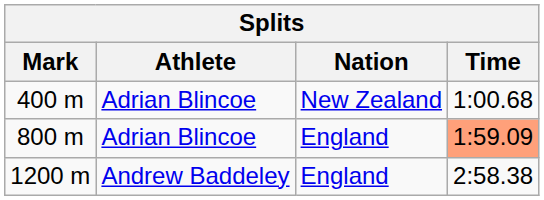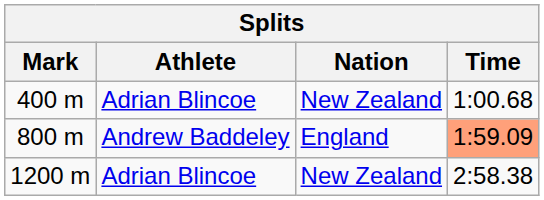(179, 137) Adrian Blincoe -> (195, 137) Andrew Baddeley
(195, 175) Andrew Baddeley -> (179, 175) Adrian Blincoe
(345, 175) England -> (371, 175) New Zealand
